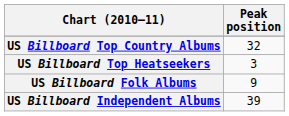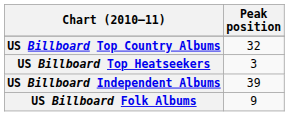rows swapped: (114, 83) <-> (114, 102)
